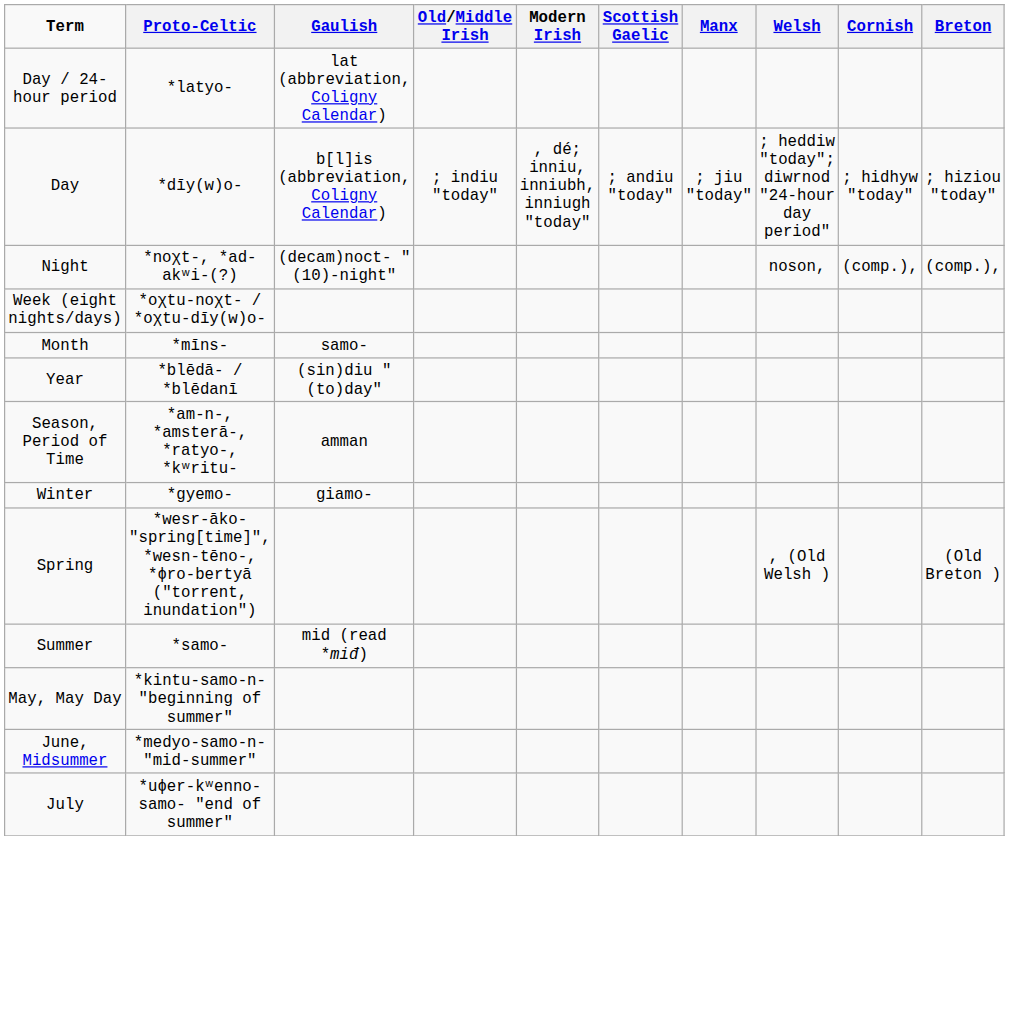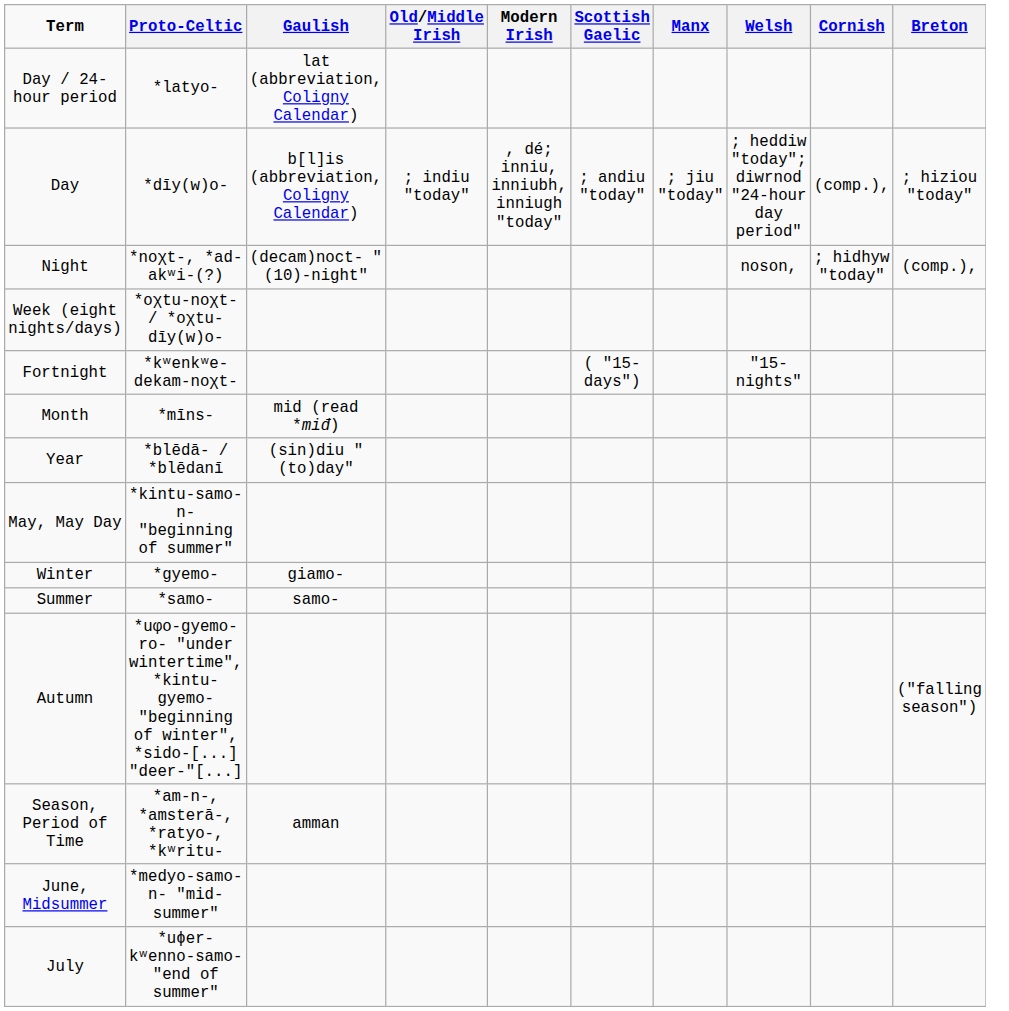(880, 187) ; hidhyw "today" -> (852, 187) (comp.),
(880, 267) (comp.), -> (852, 267) ; hidhyw "today"
+ row: (65, 372)
(344, 345) samo- -> (316, 416) mid (read *miđ)
rows swapped: (65, 442) <-> (65, 699)
- row: (65, 566)
(344, 646) mid (read *miđ) -> (316, 600) samo-
+ row: (65, 699)
